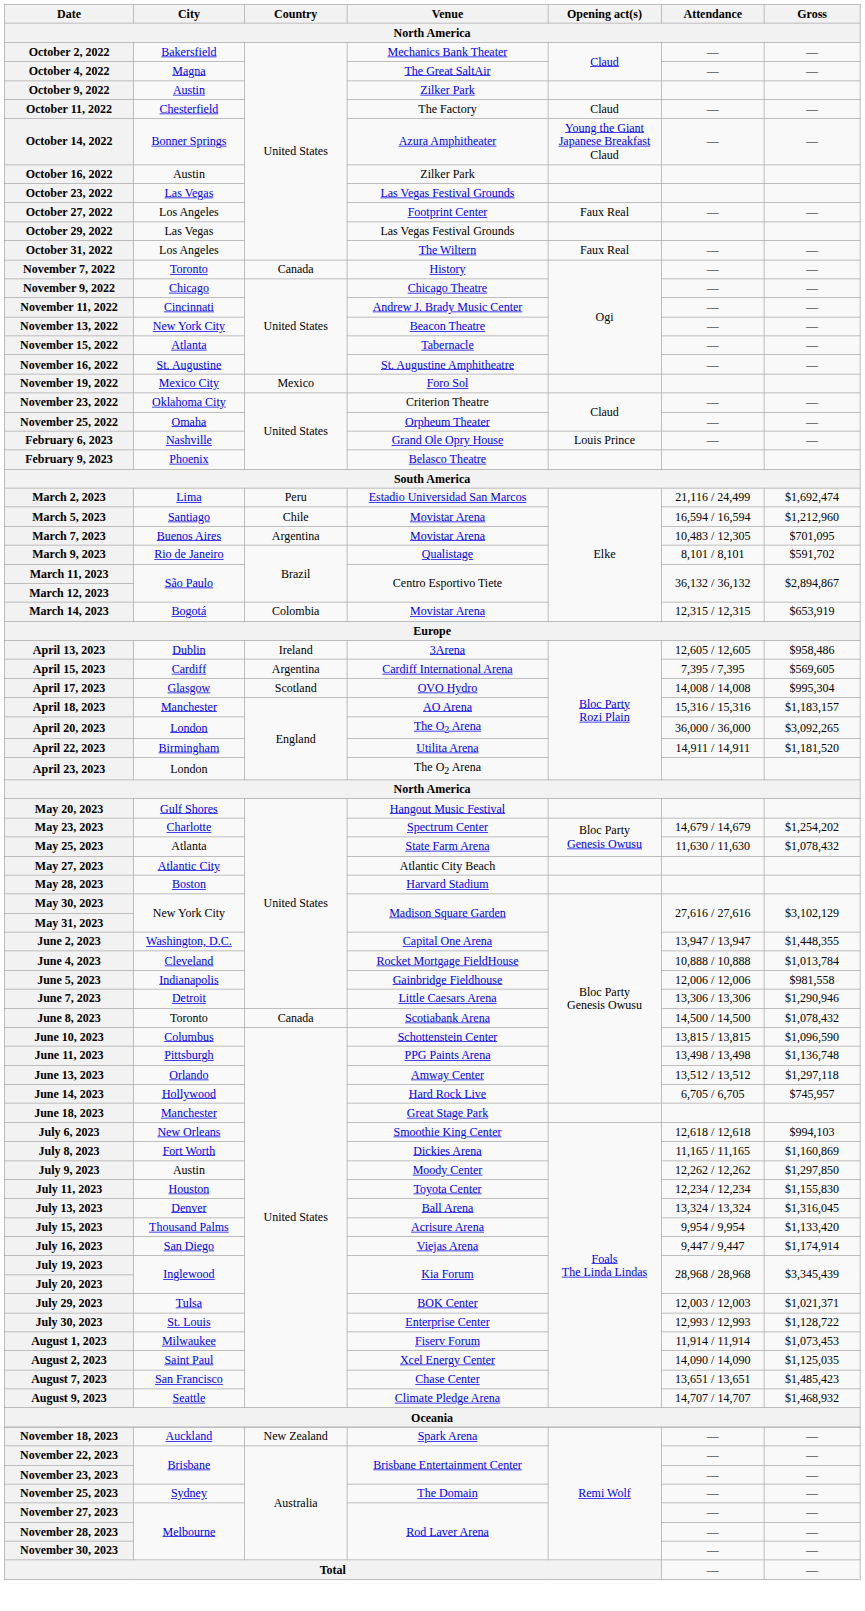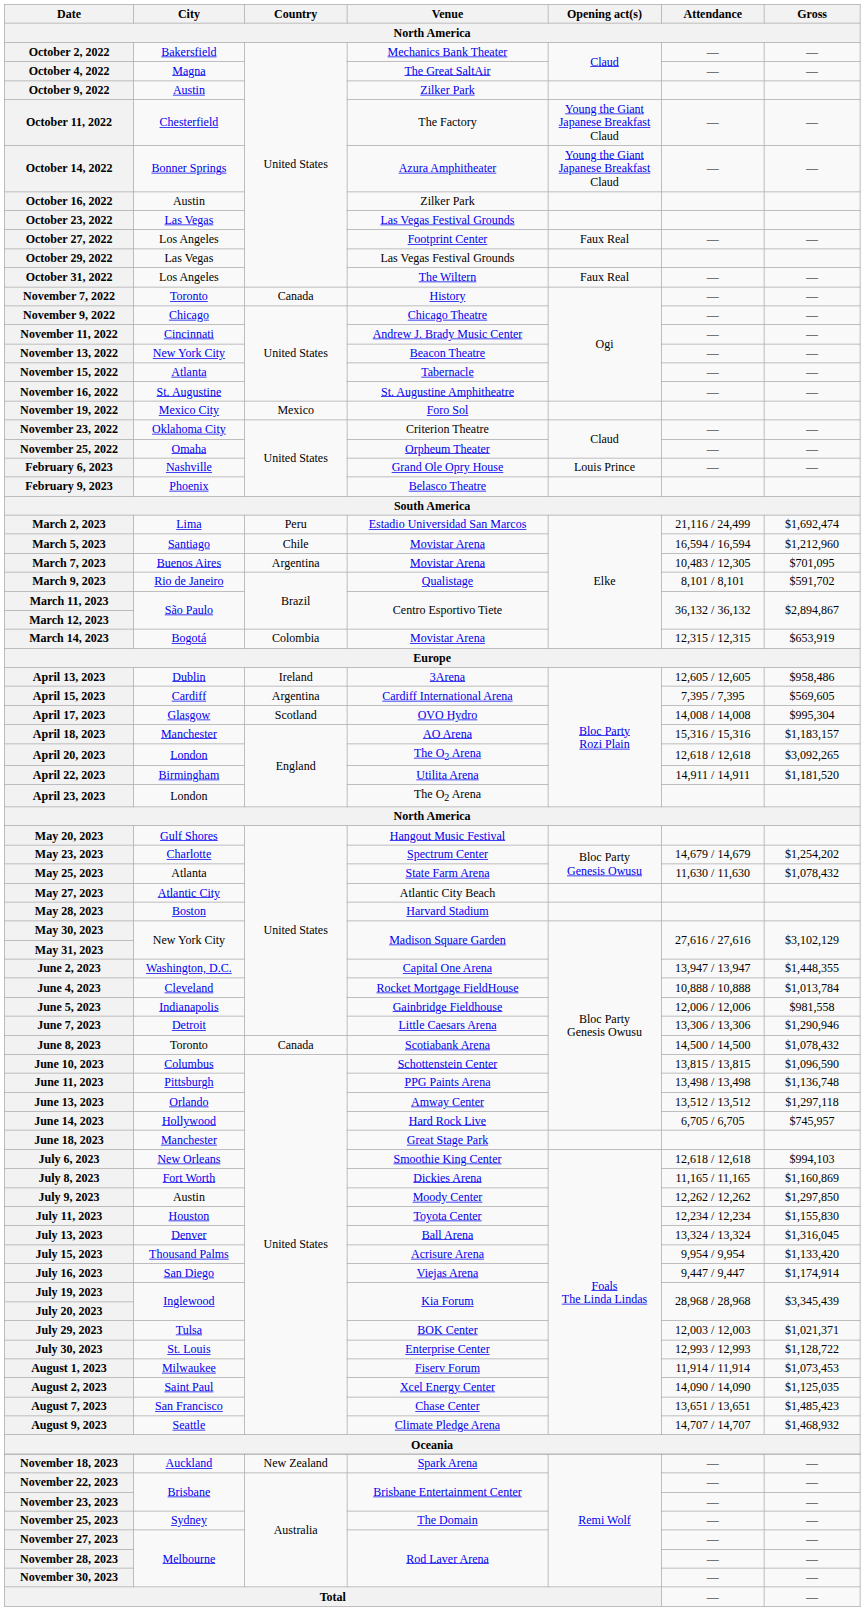(605, 109) Claud -> (605, 122) Young the Giant Japanese Breakfast Claud
(713, 727) 36,000 / 36,000 -> (713, 754) 12,618 / 12,618
